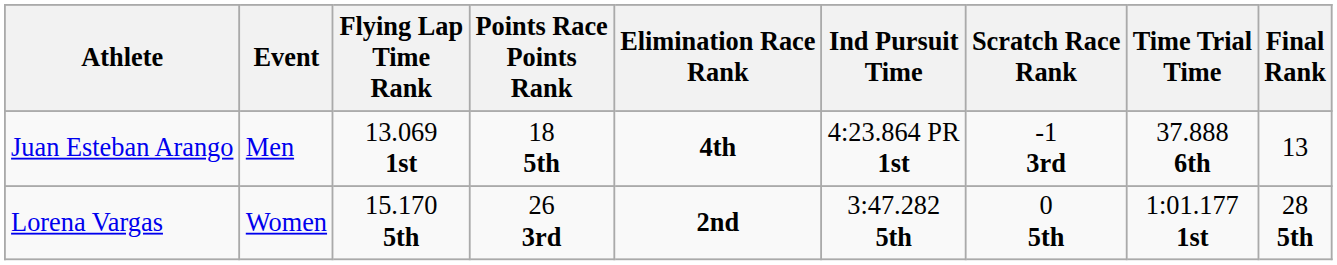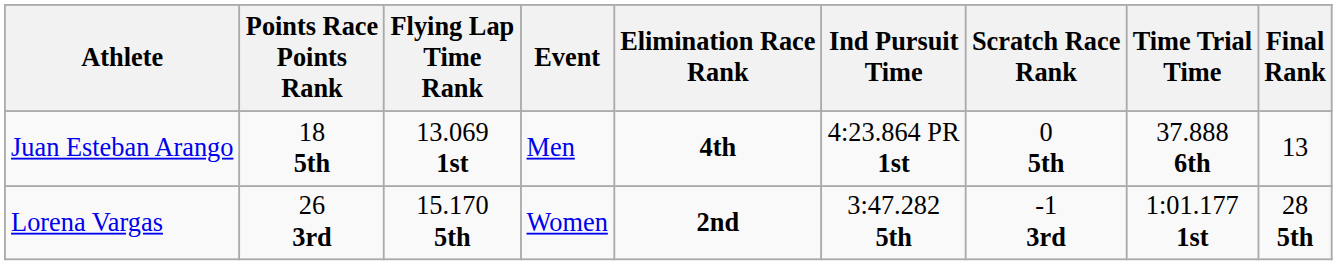columns swapped: (286, 57) <-> (542, 57)
(1046, 147) -1 3rd -> (1046, 147) 0 5th
(1046, 222) 0 5th -> (1046, 222) -1 3rd
